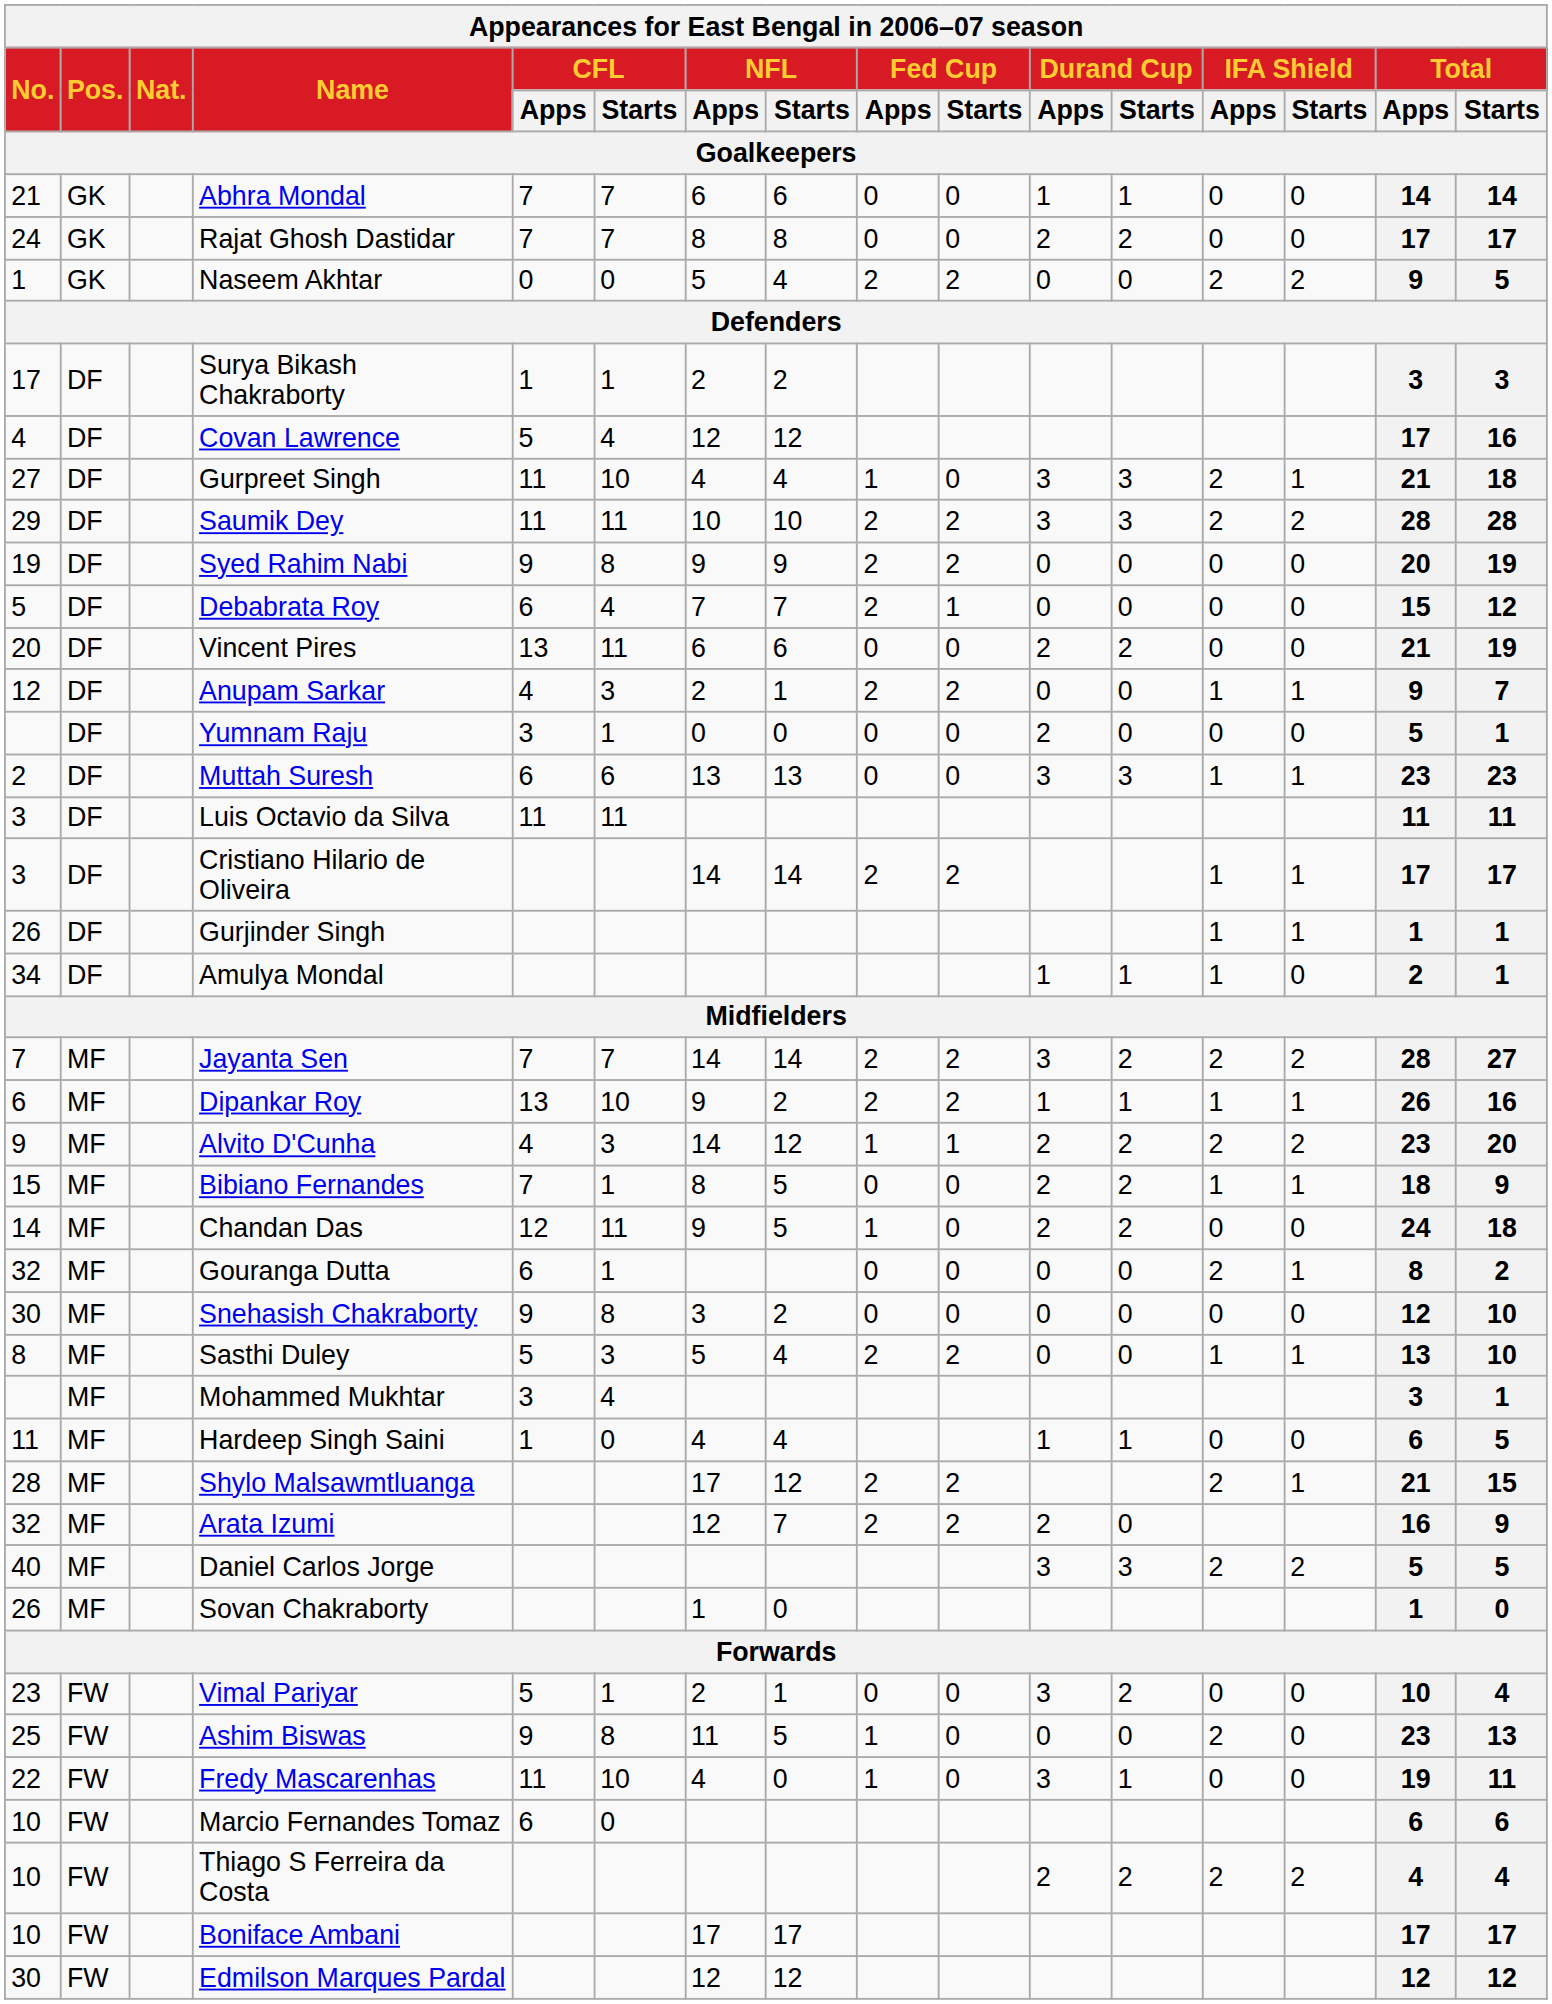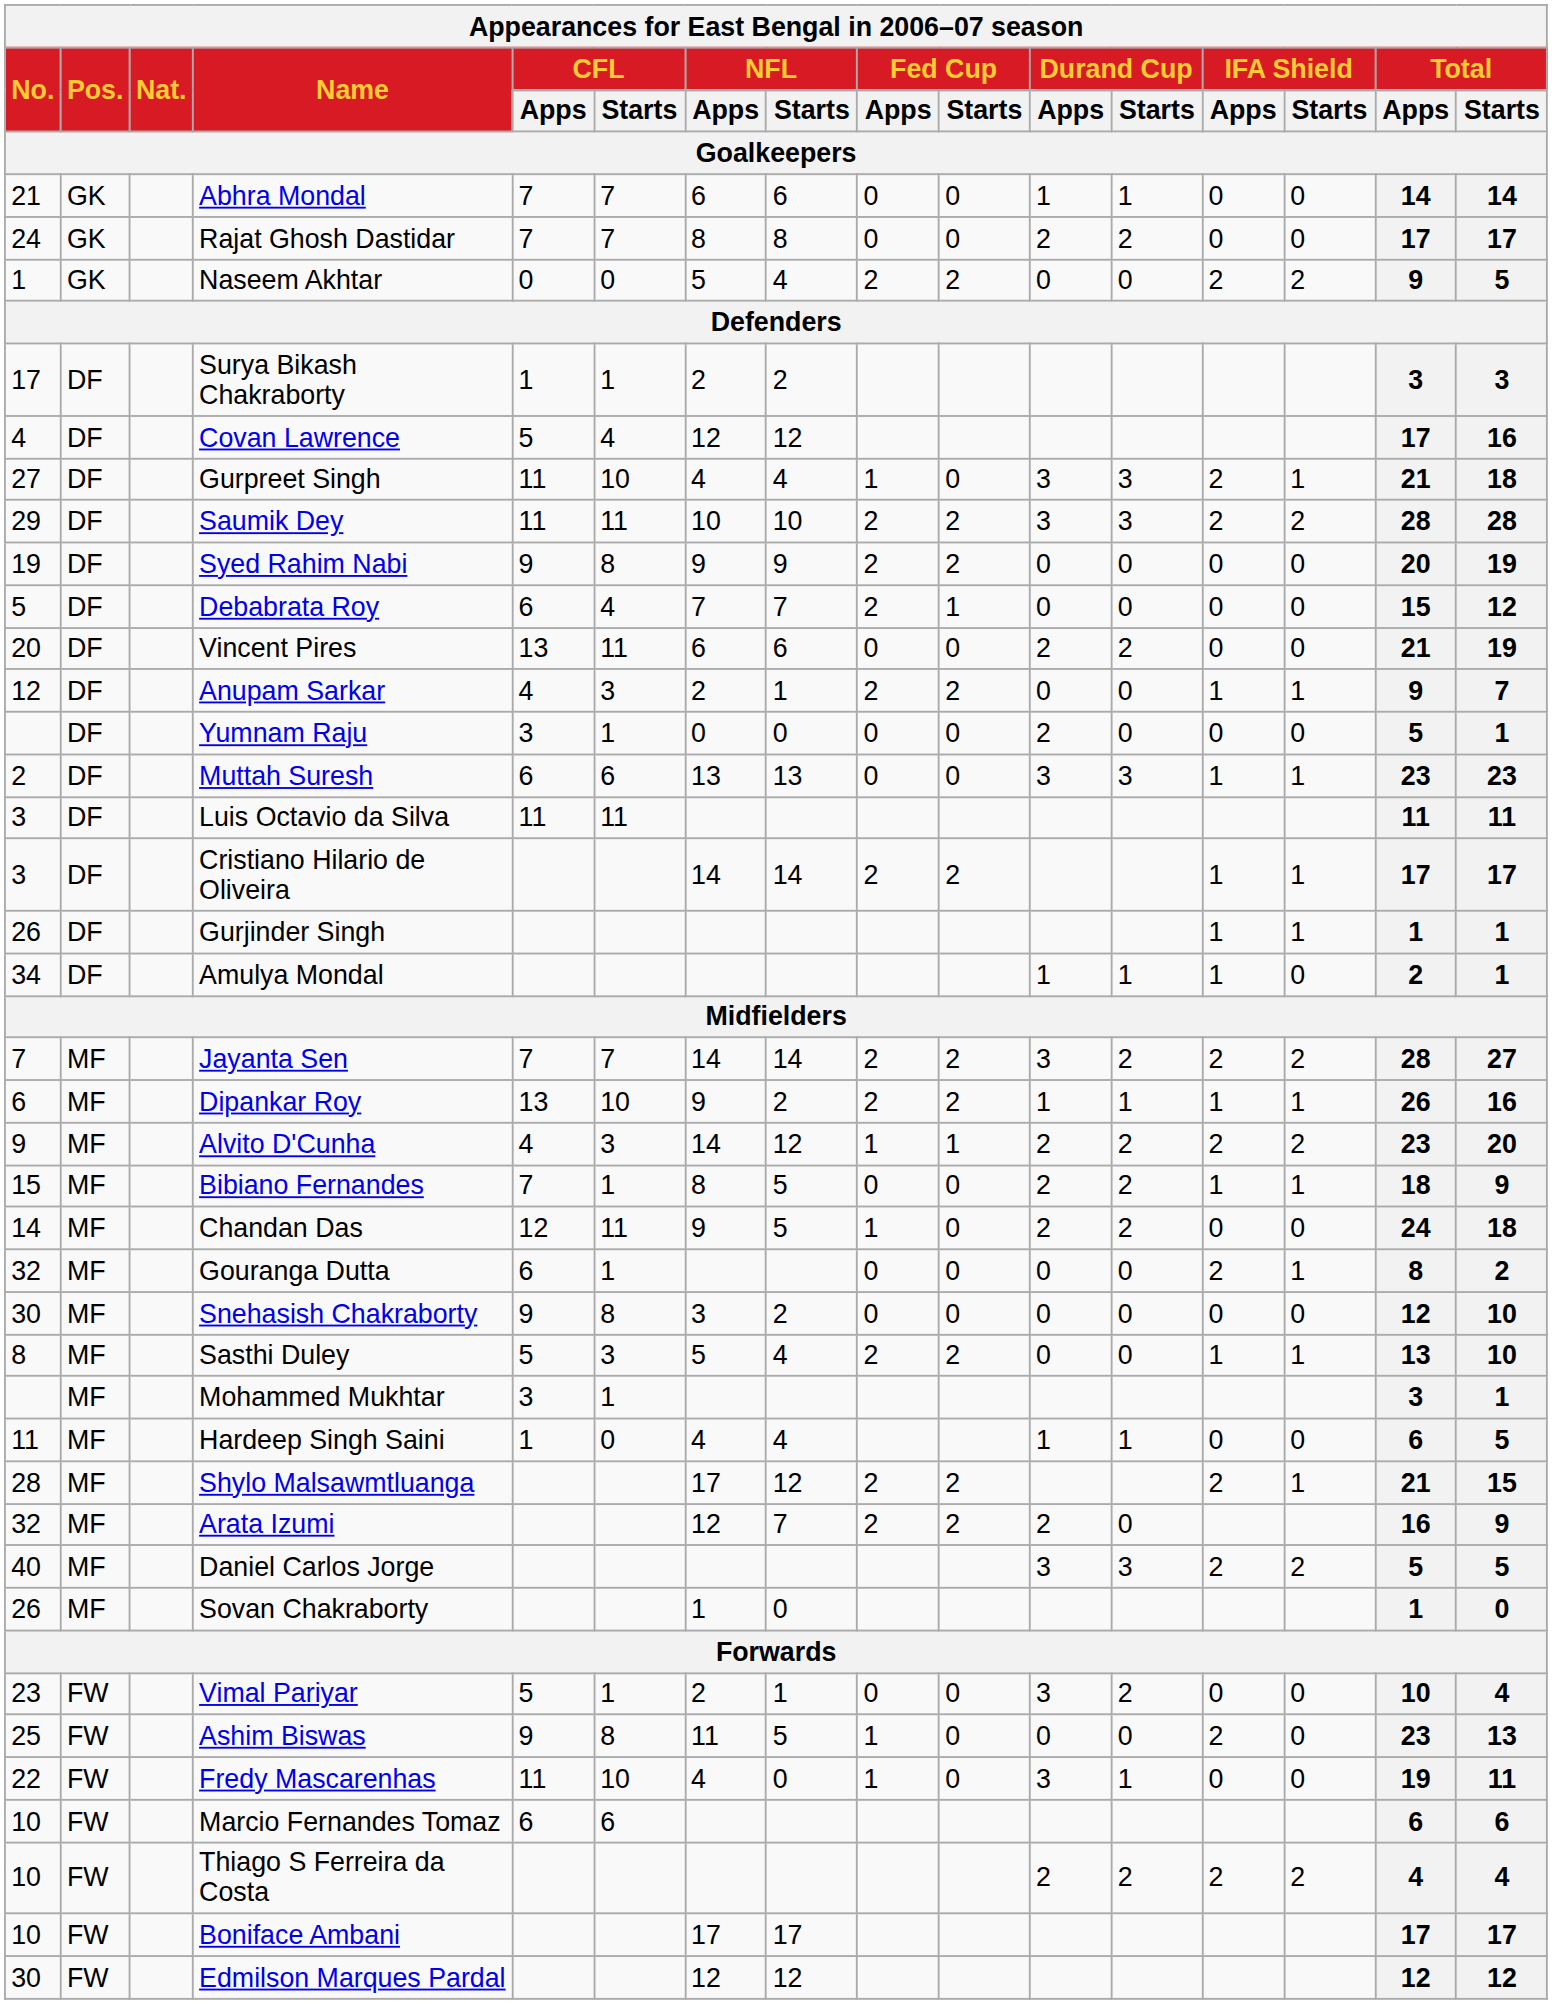(608, 1398) 4 -> (608, 1398) 1
(608, 1821) 0 -> (608, 1821) 6
